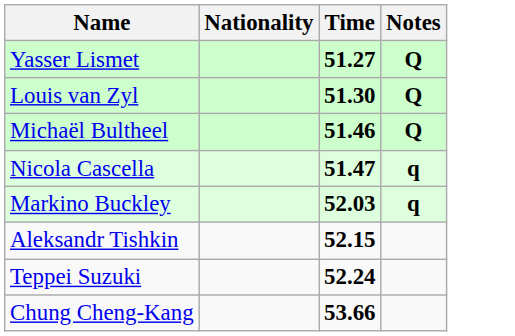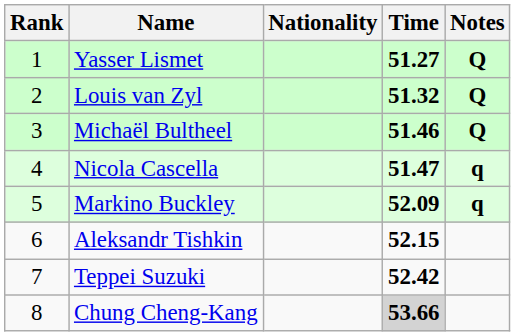+ column: (37, 22)
(350, 95) 51.30 -> (414, 95) 51.32
(350, 204) 52.03 -> (414, 204) 52.09
(350, 276) 52.24 -> (414, 276) 52.42
(350, 312) no background -> (414, 312) lightgrey background
